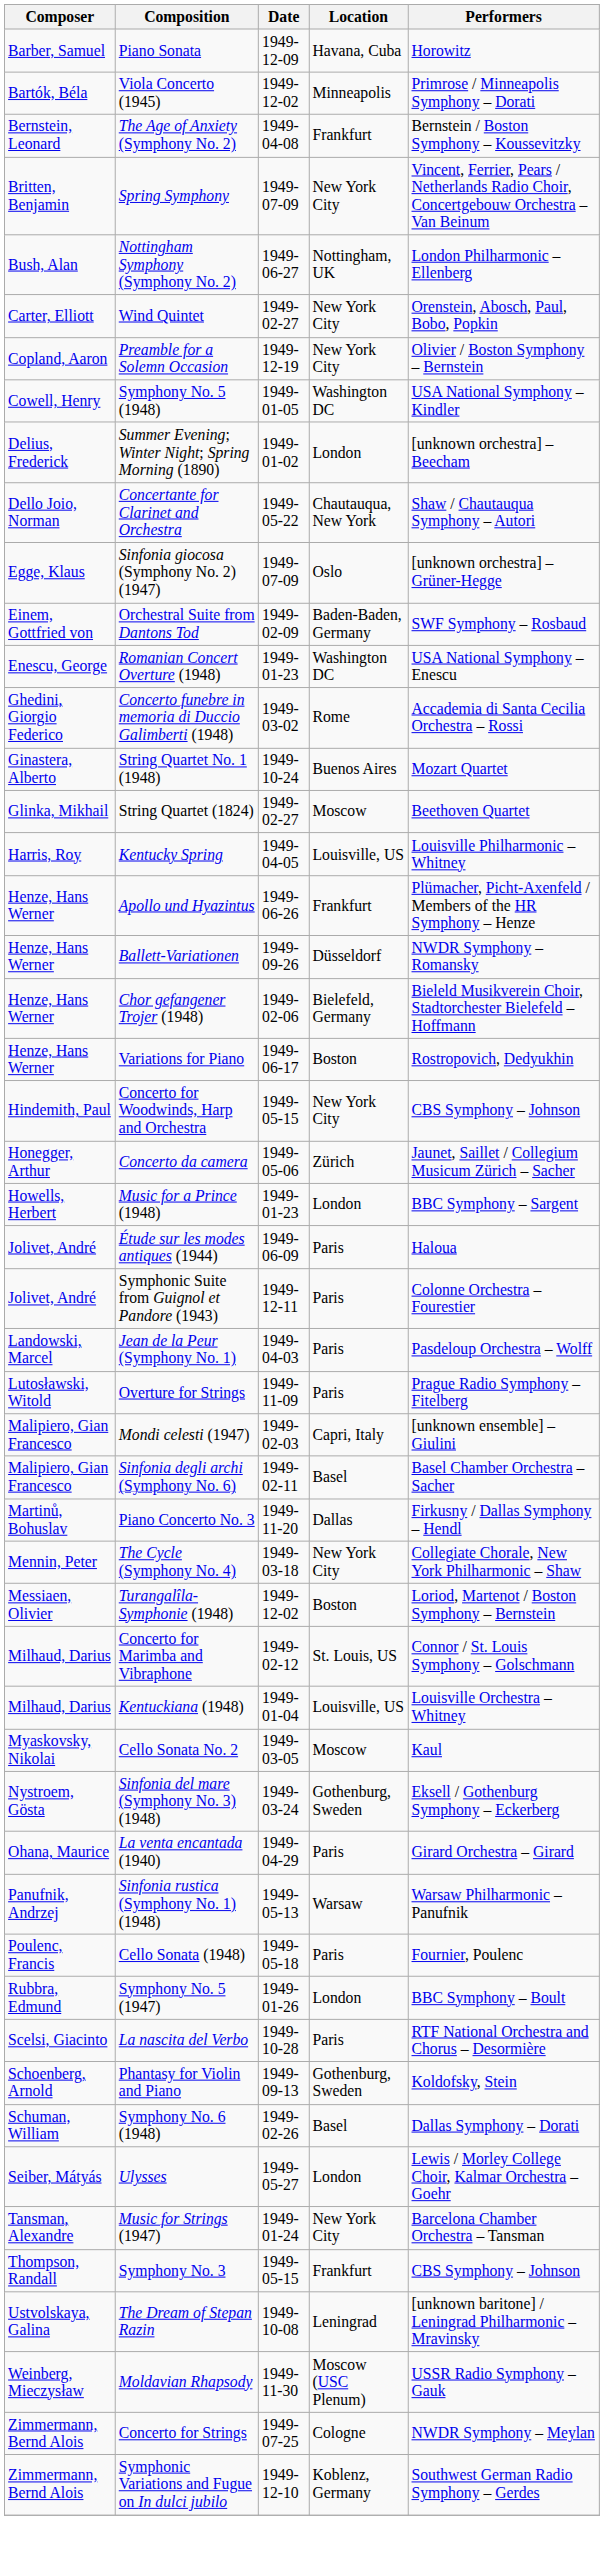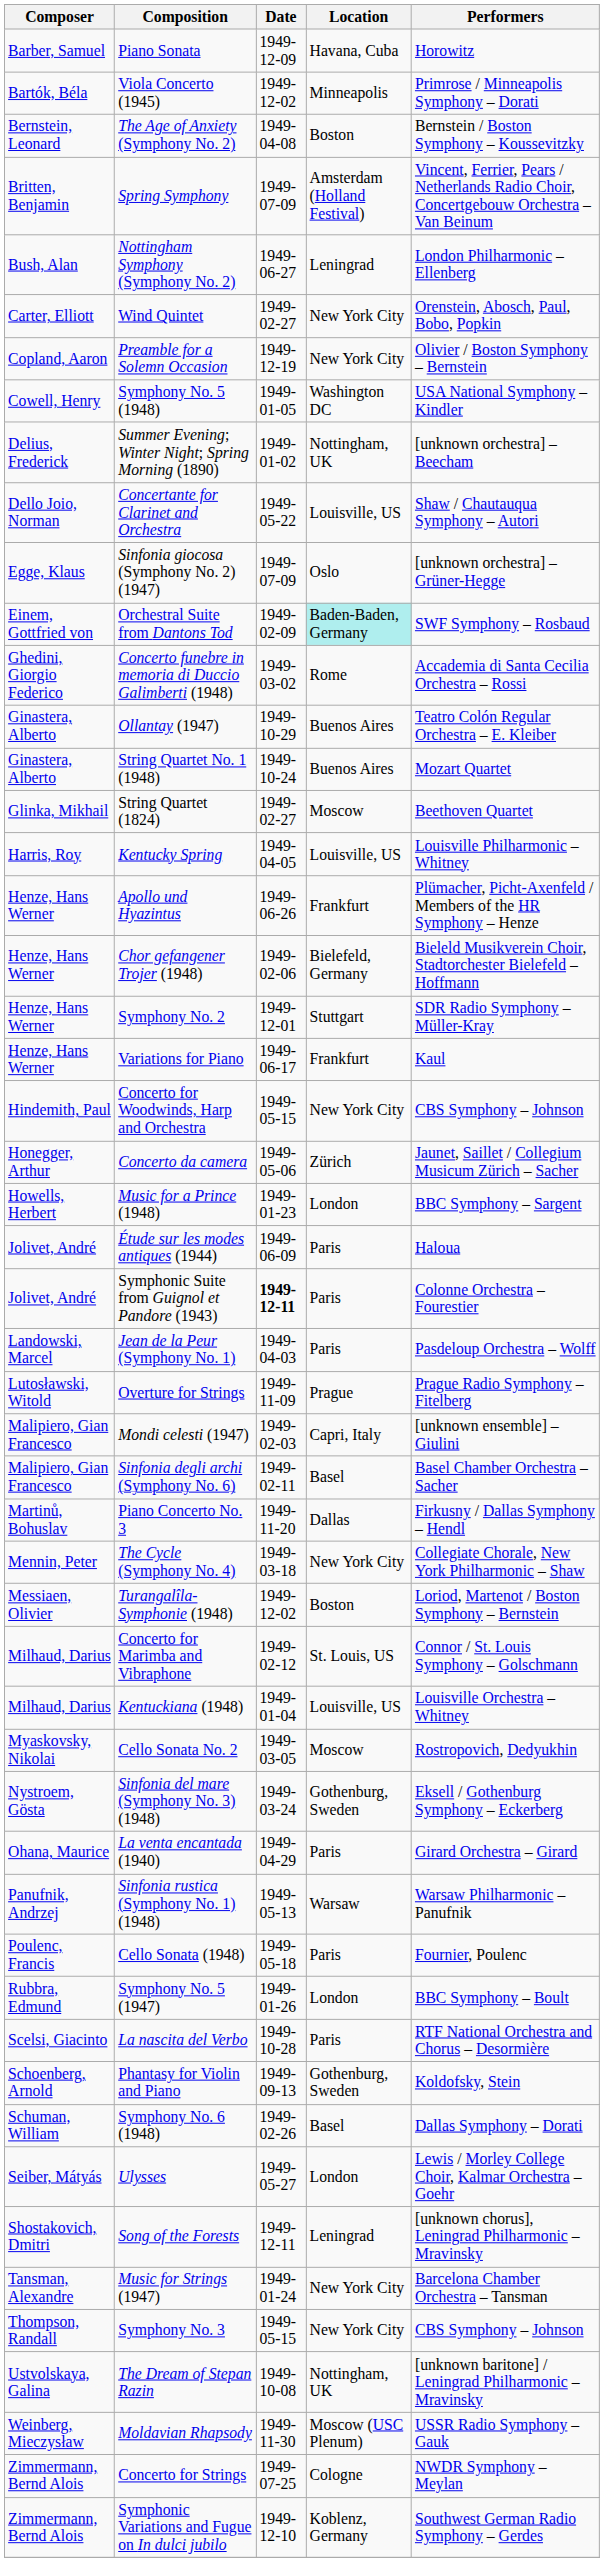(342, 135) Frankfurt -> (332, 135) Boston
(344, 195) New York City -> (346, 195) Amsterdam (Holland Festival)
(352, 264) Nottingham, UK -> (342, 264) Leningrad
(337, 452) London -> (349, 452) Nottingham, UK
(352, 512) Chautauqua, New York -> (355, 512) Louisville, US
(357, 624) no background -> (354, 624) paleturquoise background
- row: (178, 666)
+ row: (169, 726)
- row: (179, 956)
+ row: (172, 1017)
(335, 1059) Boston -> (339, 1059) Frankfurt
(493, 1059) Rostropovich, Dedyukhin -> (430, 1059) Kaul
(280, 1298) normal -> (278, 1298) bold
(328, 1392) Paris -> (331, 1392) Prague
(427, 1750) Kaul -> (496, 1750) Rostropovich, Dedyukhin
+ row: (179, 2236)
(342, 2270) Frankfurt -> (357, 2330) New York City
(345, 2321) Leningrad -> (349, 2382) Nottingham, UK
